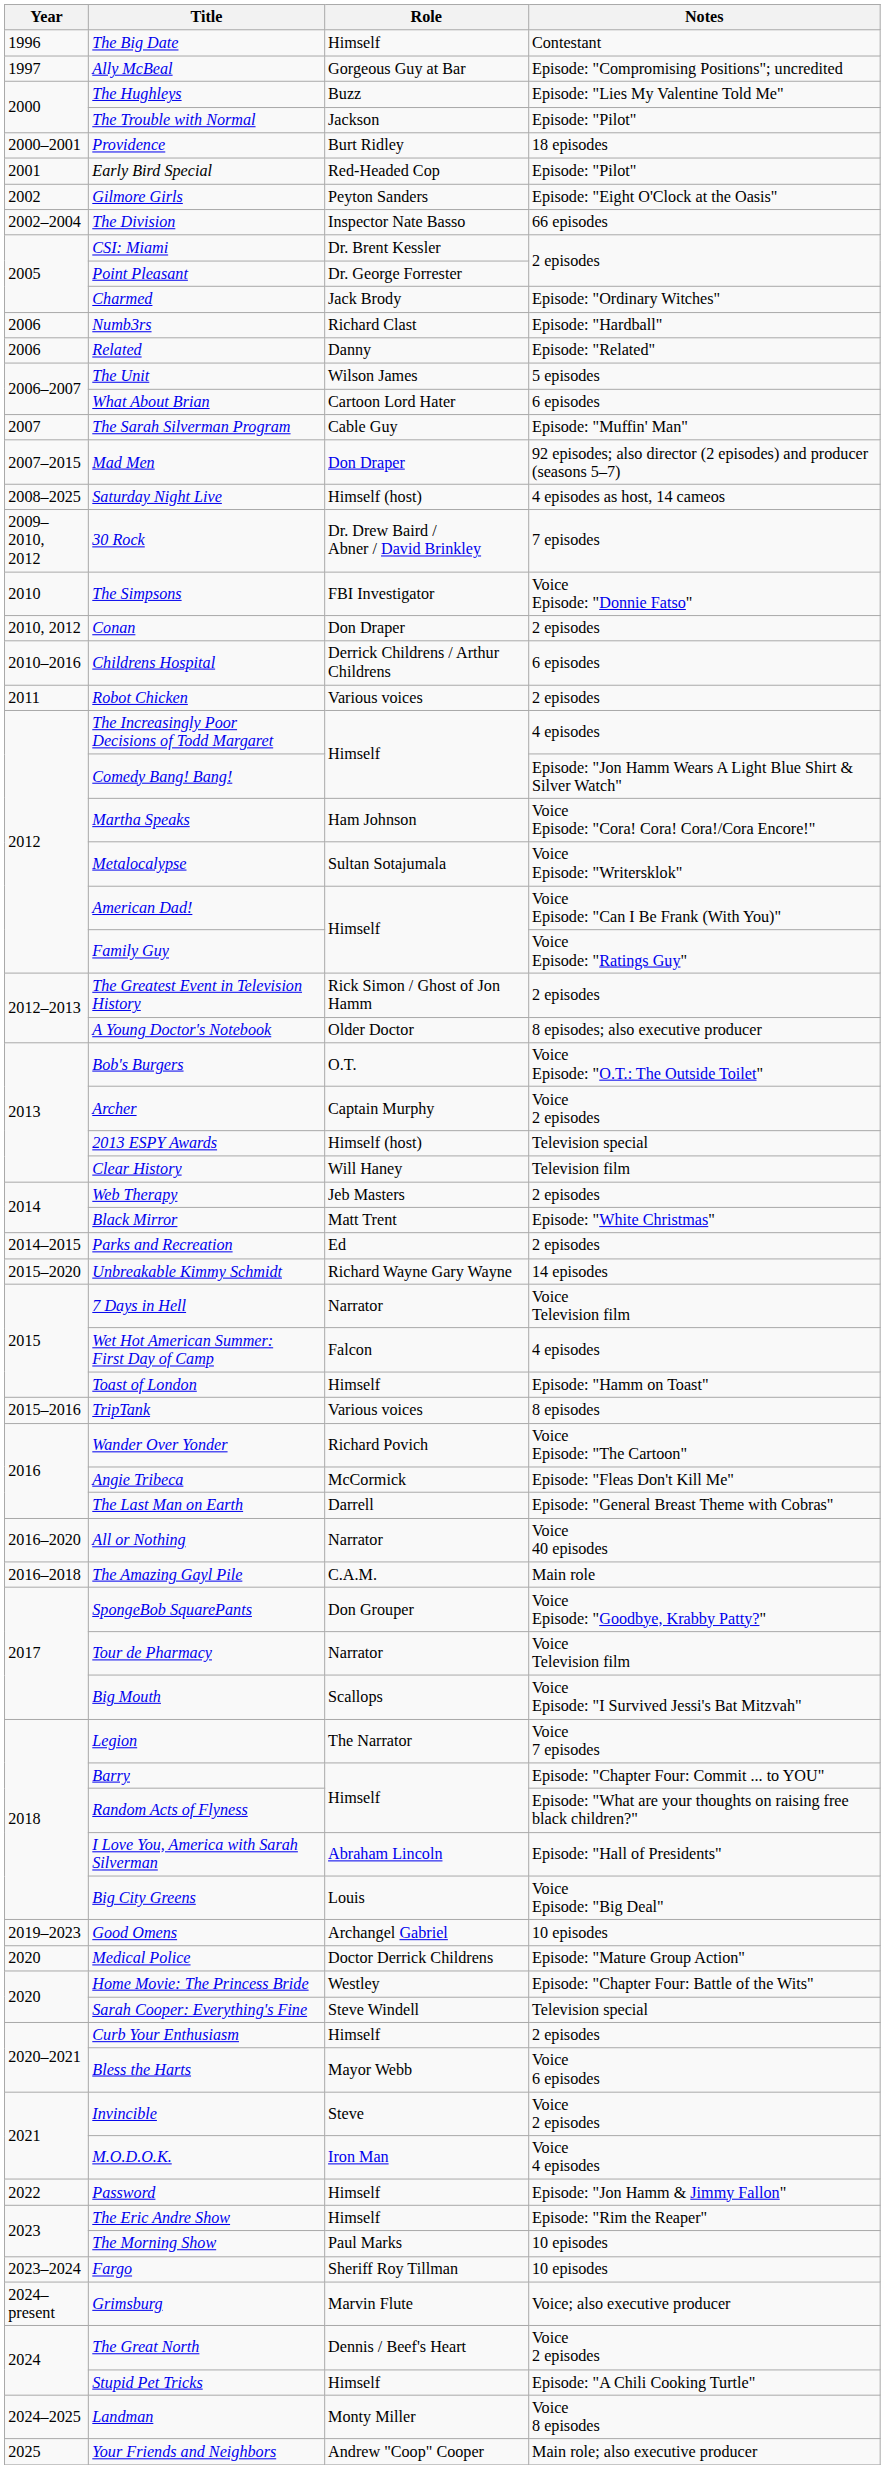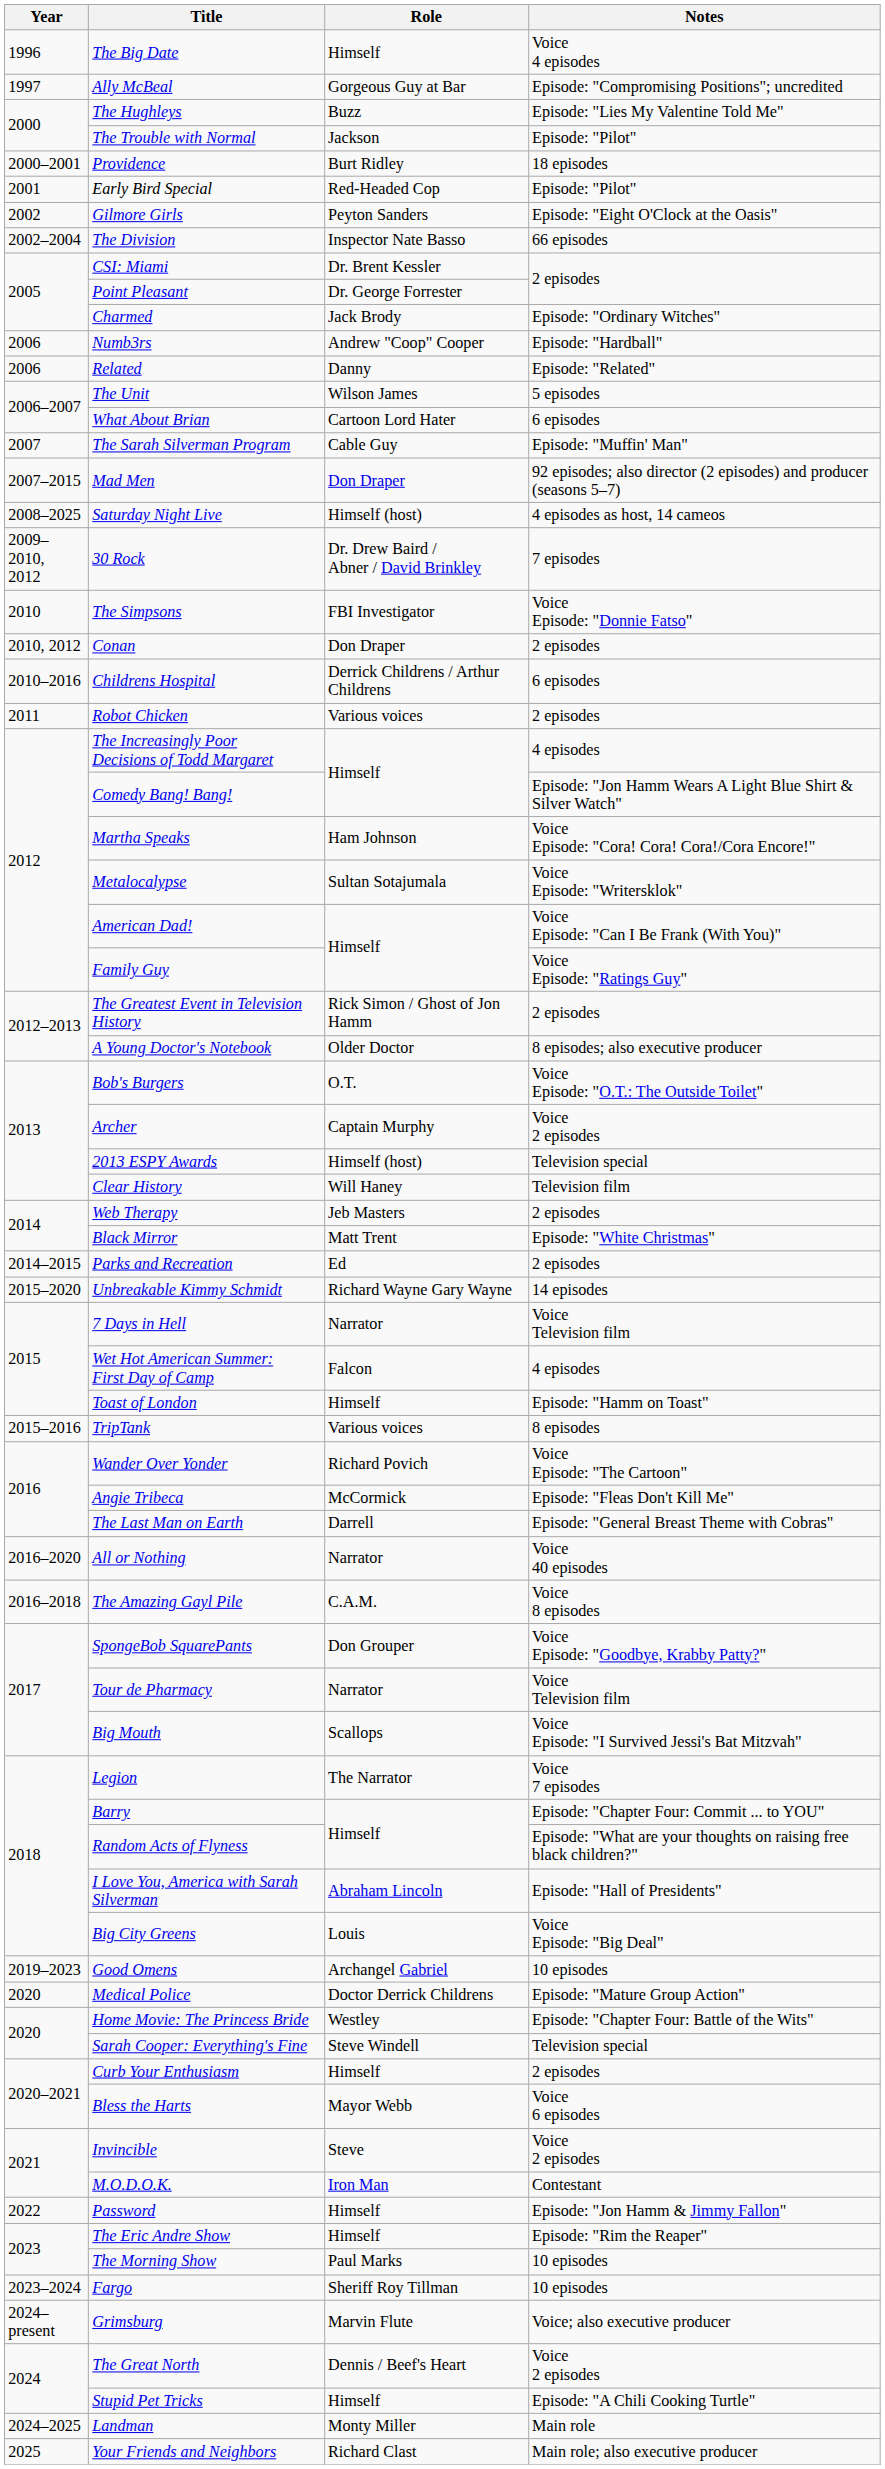(567, 42) Contestant -> (566, 52) Voice 4 episodes
(372, 324) Richard Clast -> (406, 343) Andrew "Coop" Cooper
(564, 1574) Main role -> (566, 1602) Voice 8 episodes
(566, 2157) Voice 4 episodes -> (567, 2184) Contestant
(566, 2417) Voice 8 episodes -> (564, 2426) Main role
(406, 2451) Andrew "Coop" Cooper -> (372, 2451) Richard Clast
